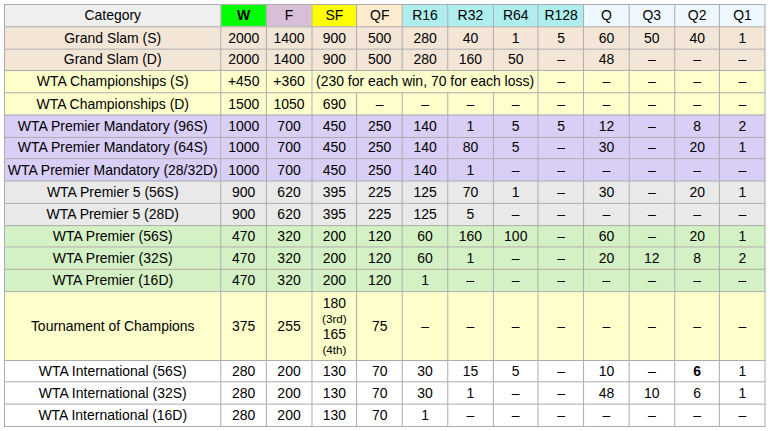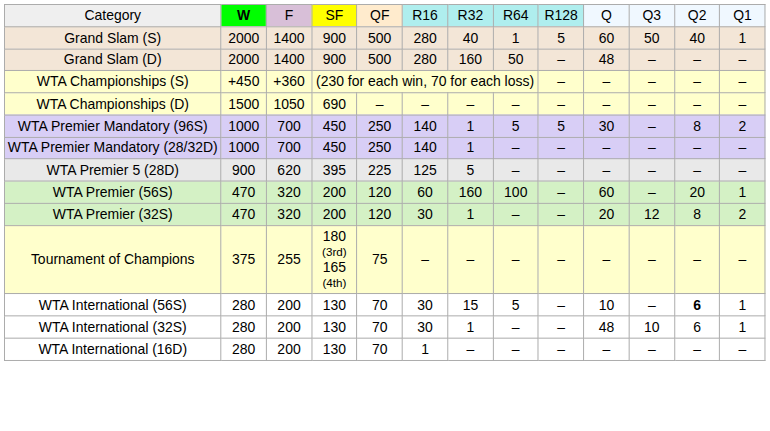(606, 126) 12 -> (606, 126) 30
- row: (113, 148)
- row: (113, 192)
(425, 259) 60 -> (425, 215) 30
- row: (113, 281)
